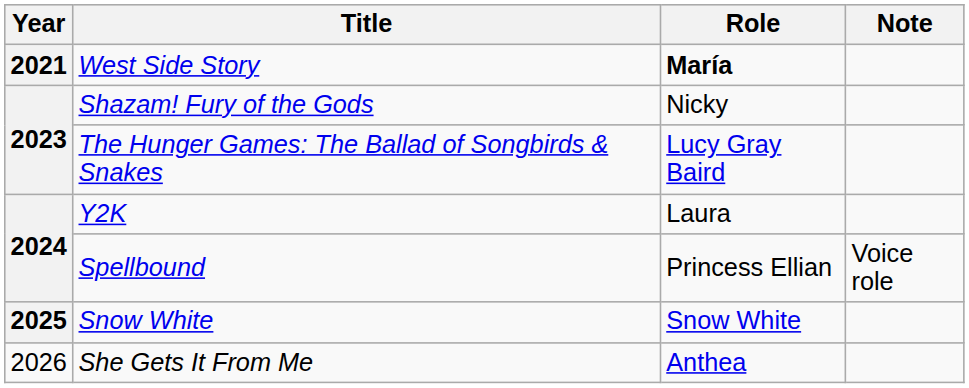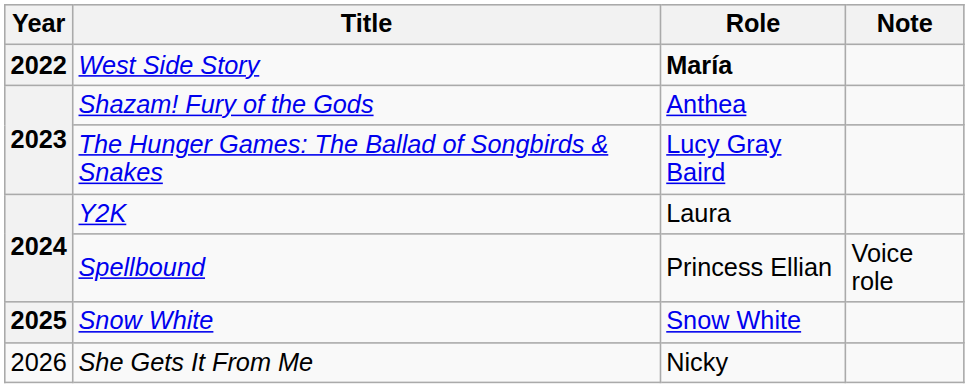(39, 64) 2021 -> (39, 64) 2022
(697, 104) Nicky -> (706, 104) Anthea
(706, 362) Anthea -> (697, 362) Nicky
